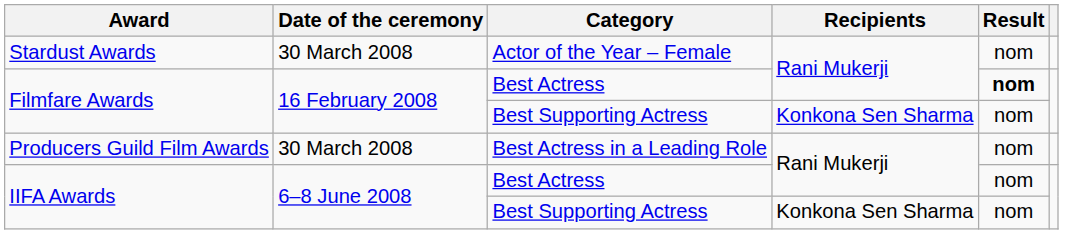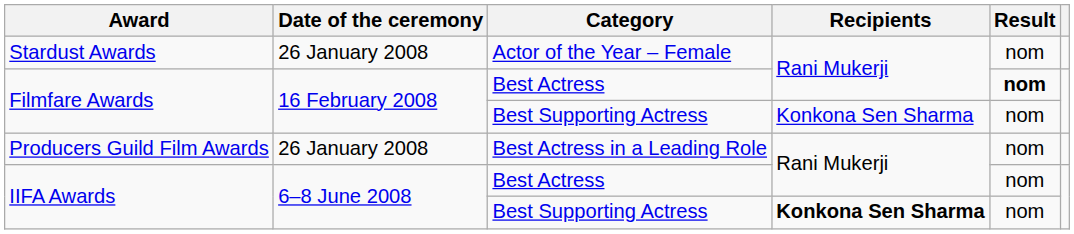(345, 52) 30 March 2008 -> (353, 52) 26 January 2008
(345, 148) 30 March 2008 -> (353, 148) 26 January 2008
(875, 212) normal -> (880, 212) bold
